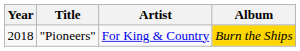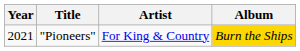(21, 35) 2018 -> (21, 35) 2021
